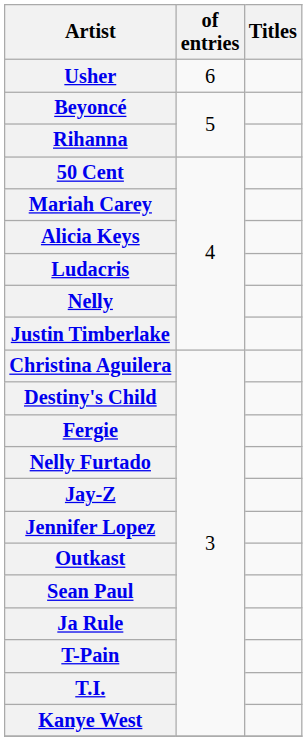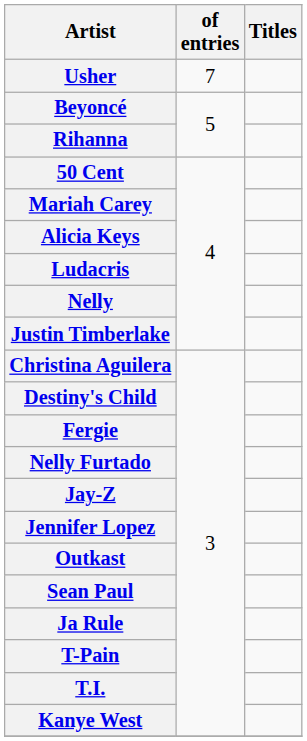(210, 75) 6 -> (210, 75) 7
